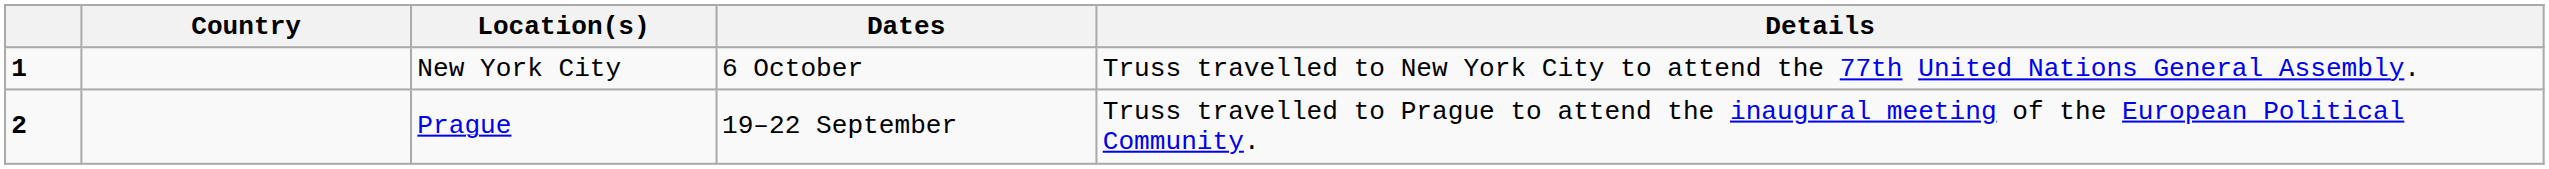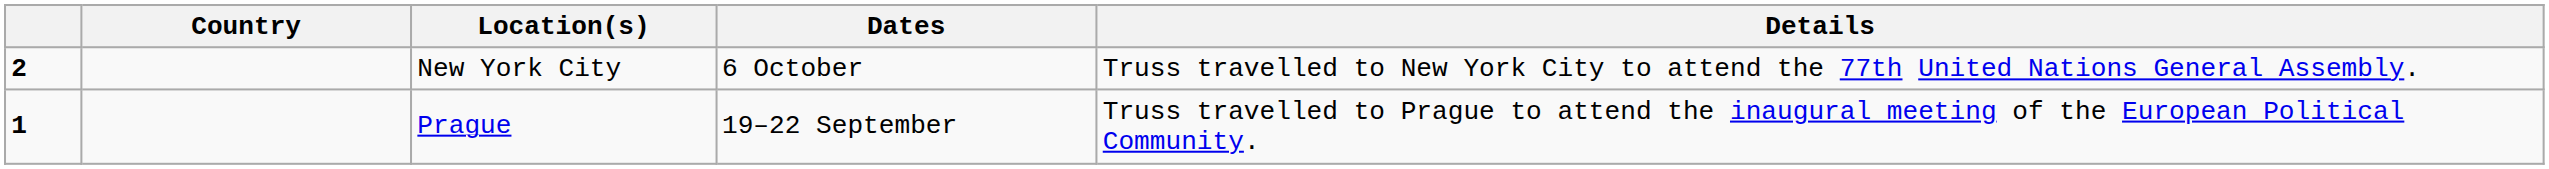(19, 69) 1 -> (19, 69) 2
(19, 127) 2 -> (19, 127) 1
